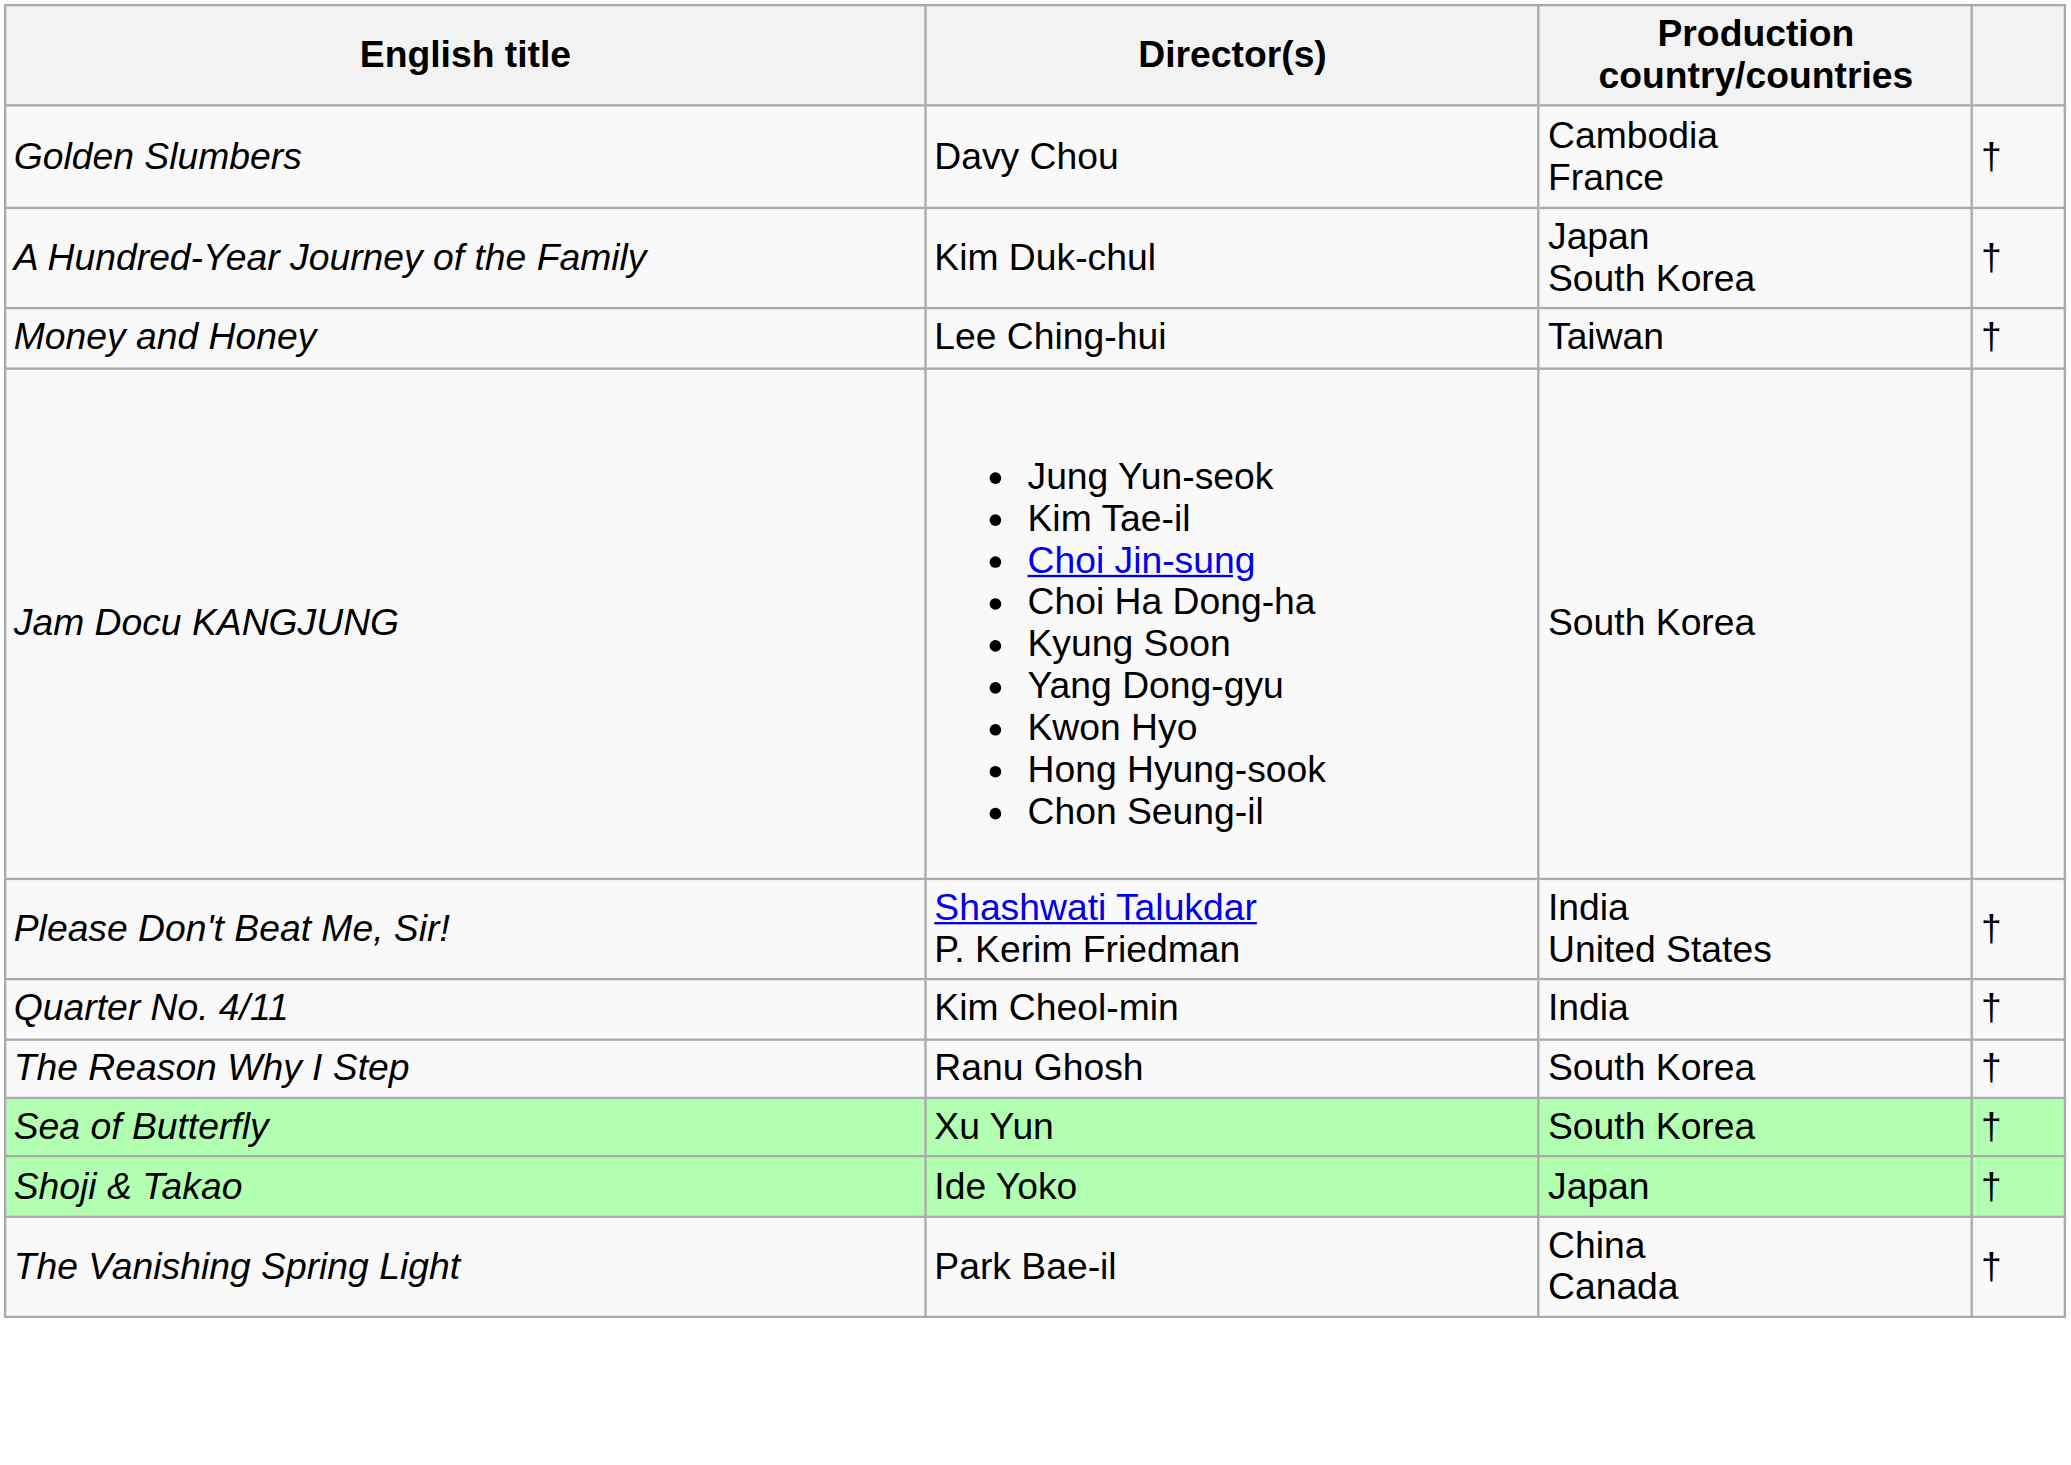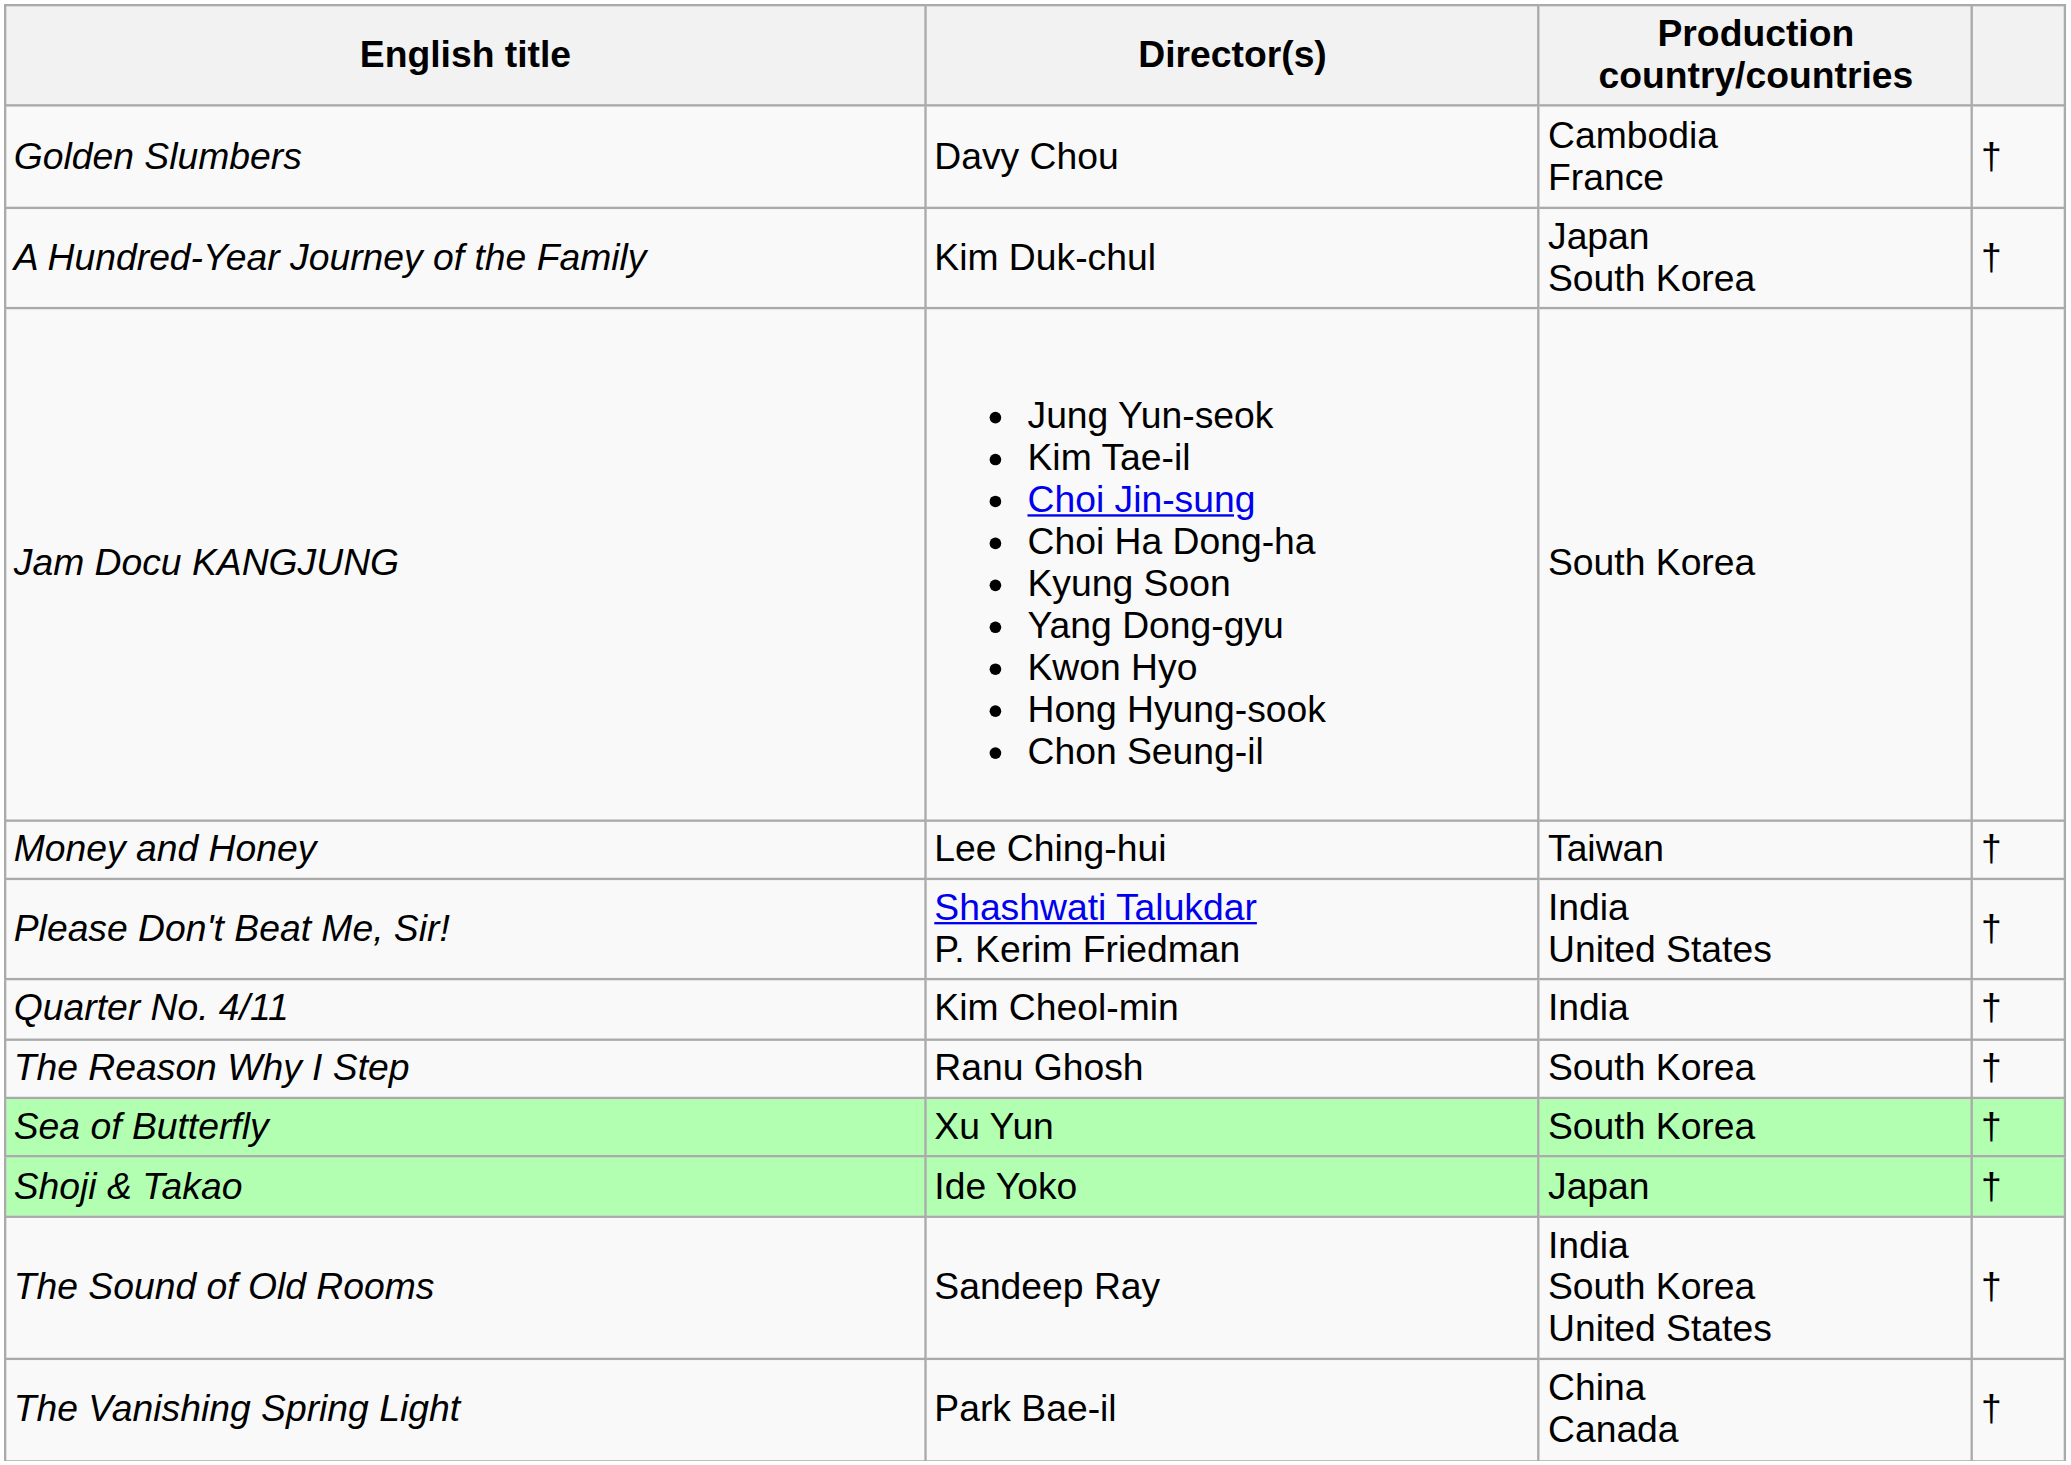rows swapped: (206, 622) <-> (165, 337)
+ row: (224, 1287)
